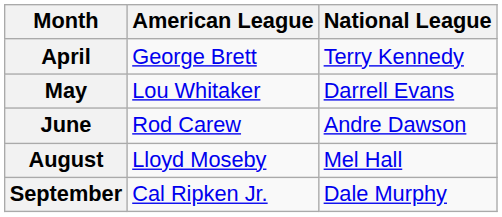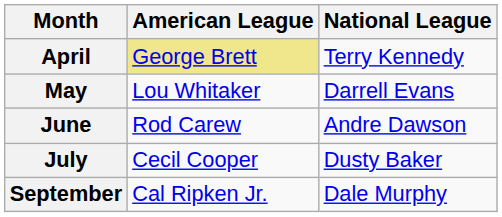(194, 56) no background -> (194, 56) khaki background
+ row: (66, 159)
- row: (66, 159)
